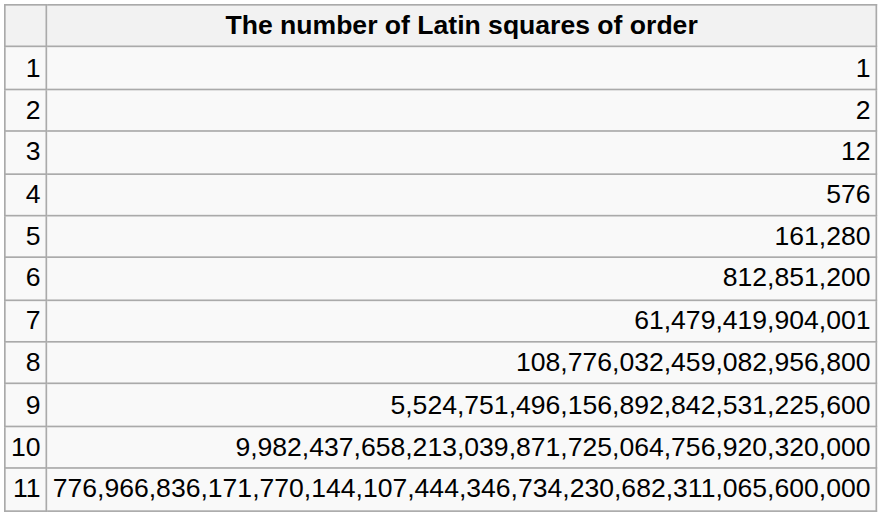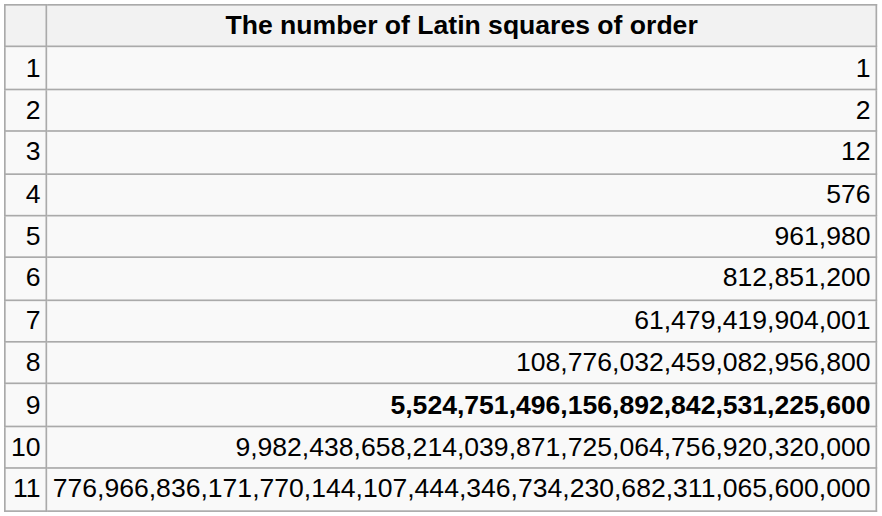(822, 236) 161,280 -> (822, 236) 961,980
(630, 404) normal -> (630, 404) bold
(553, 446) 9,982,437,658,213,039,871,725,064,756,920,320,000 -> (553, 446) 9,982,438,658,214,039,871,725,064,756,920,320,000
